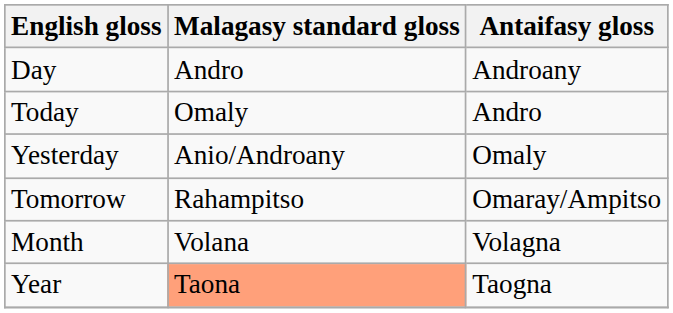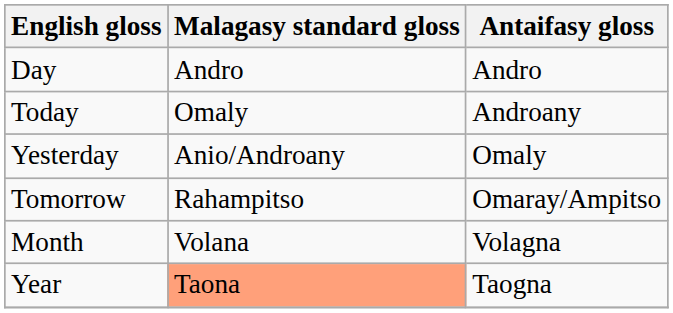(527, 69) Androany -> (507, 69) Andro
(507, 112) Andro -> (527, 112) Androany
